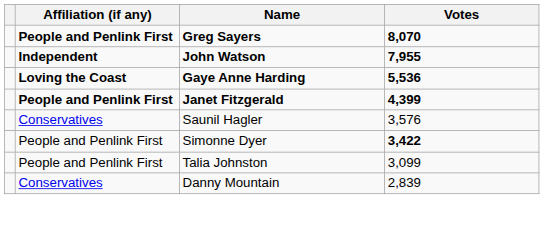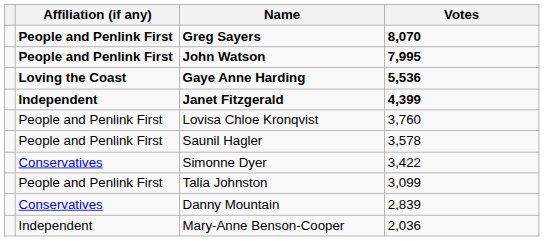(58, 57) Independent -> (96, 57) People and Penlink First
(404, 57) 7,955 -> (404, 57) 7,995
(96, 99) People and Penlink First -> (58, 99) Independent
+ row: (250, 120)
(61, 120) Conservatives -> (90, 141) People and Penlink First
(404, 120) 3,576 -> (404, 141) 3,578
(90, 141) People and Penlink First -> (61, 162) Conservatives
(404, 141) bold -> (404, 162) normal
+ row: (263, 225)
